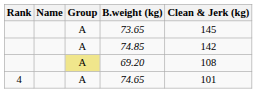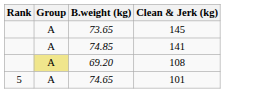- column: (49, 12)
(208, 46) 142 -> (177, 46) 141
(19, 79) 4 -> (19, 79) 5
